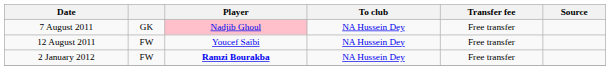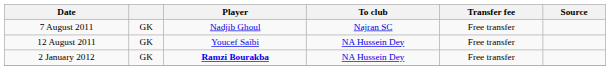(236, 26) pink background -> (235, 26) no background
(373, 26) NA Hussein Dey -> (373, 26) Najran SC
(146, 42) FW -> (146, 42) GK
(146, 57) FW -> (146, 57) GK
